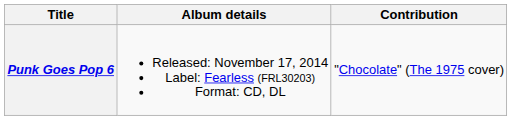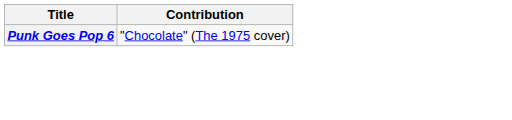- column: (224, 14)
